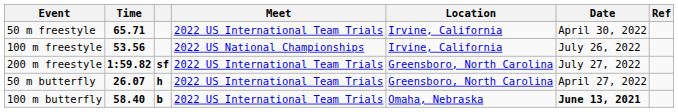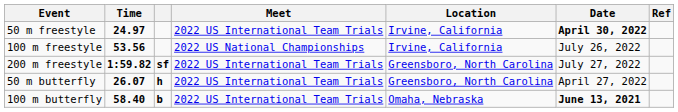(129, 30) 65.71 -> (129, 30) 24.97
(603, 30) normal -> (603, 30) bold
